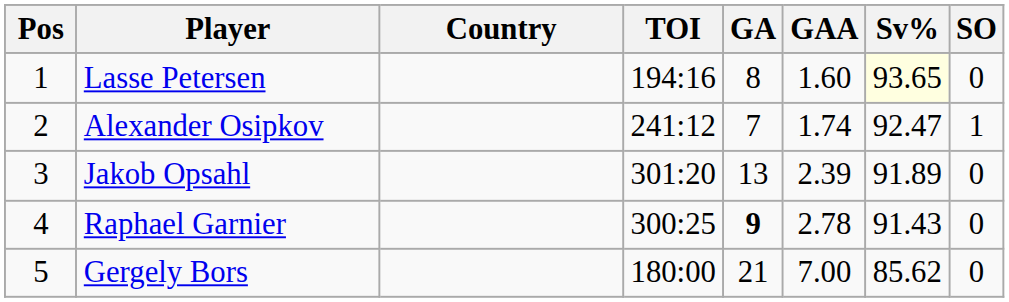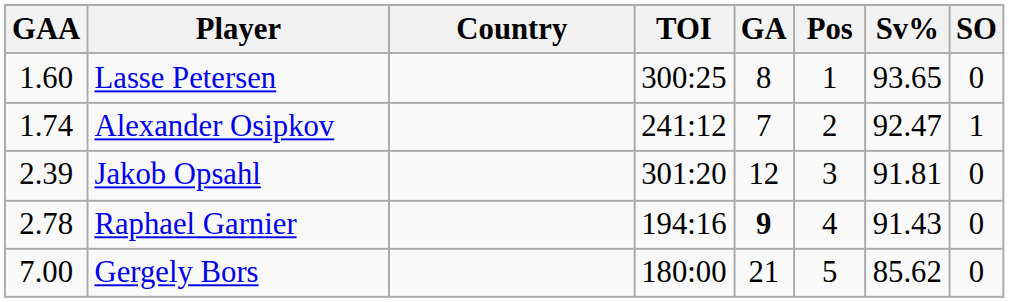columns swapped: (41, 28) <-> (824, 28)
(673, 77) 194:16 -> (684, 77) 300:25
(907, 77) lightyellow background -> (907, 77) no background
(753, 175) 13 -> (764, 175) 12
(907, 175) 91.89 -> (907, 175) 91.81
(673, 223) 300:25 -> (684, 223) 194:16
